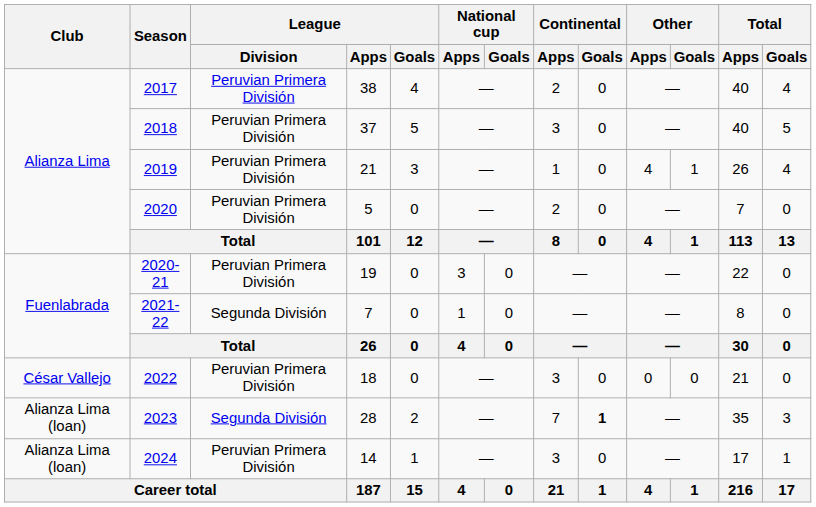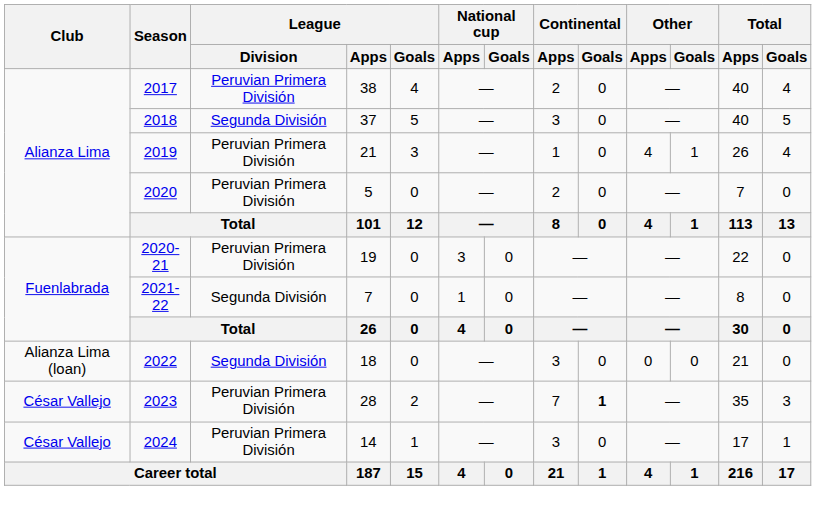(269, 128) Peruvian Primera División -> (269, 120) Segunda División
(67, 377) César Vallejo -> (67, 361) Alianza Lima (loan)
(269, 377) Peruvian Primera División -> (269, 361) Segunda División
(67, 418) Alianza Lima (loan) -> (67, 401) César Vallejo
(269, 418) Segunda División -> (269, 401) Peruvian Primera División
(67, 458) Alianza Lima (loan) -> (67, 441) César Vallejo
